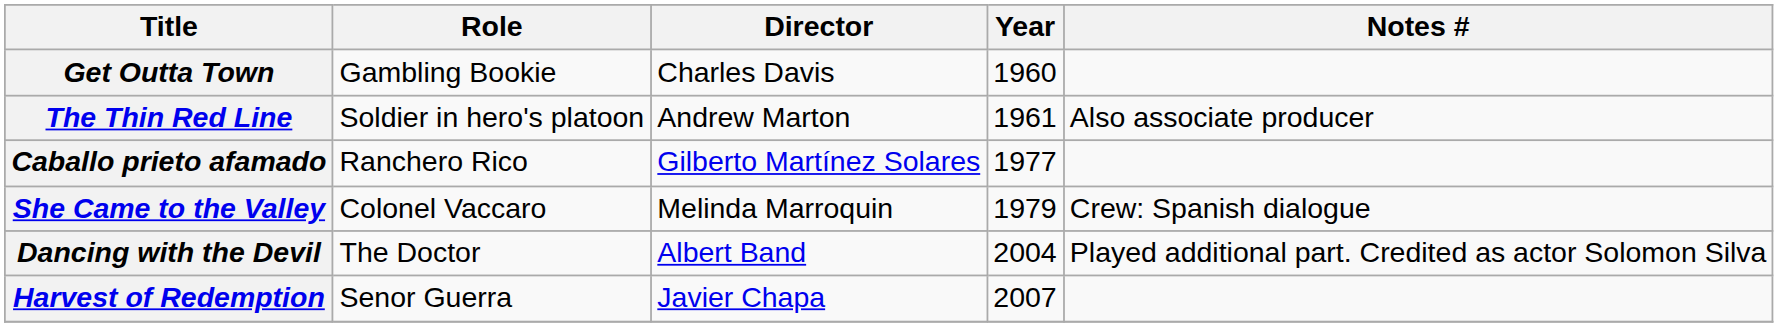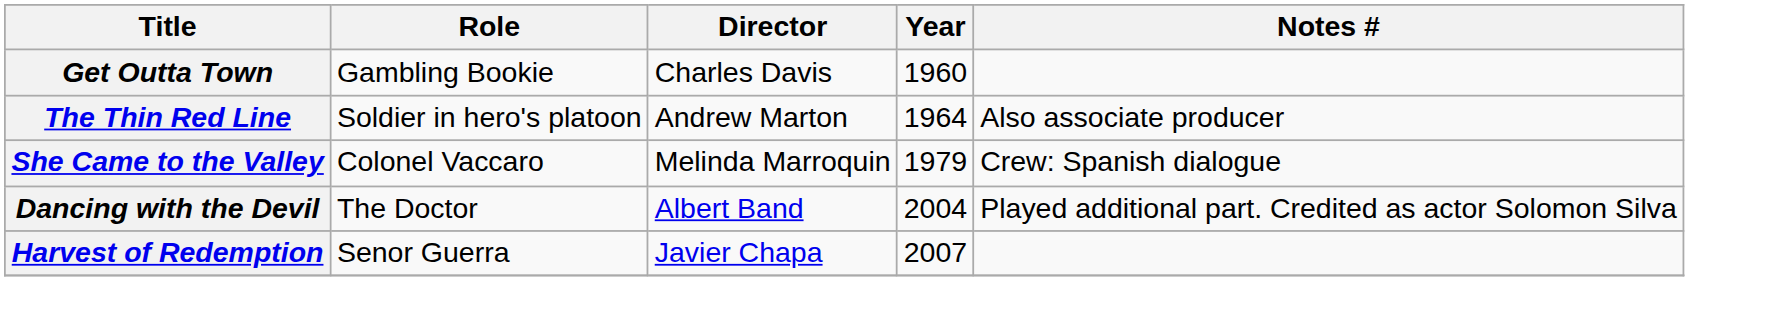(1025, 117) 1961 -> (935, 117) 1964
- row: (169, 162)
